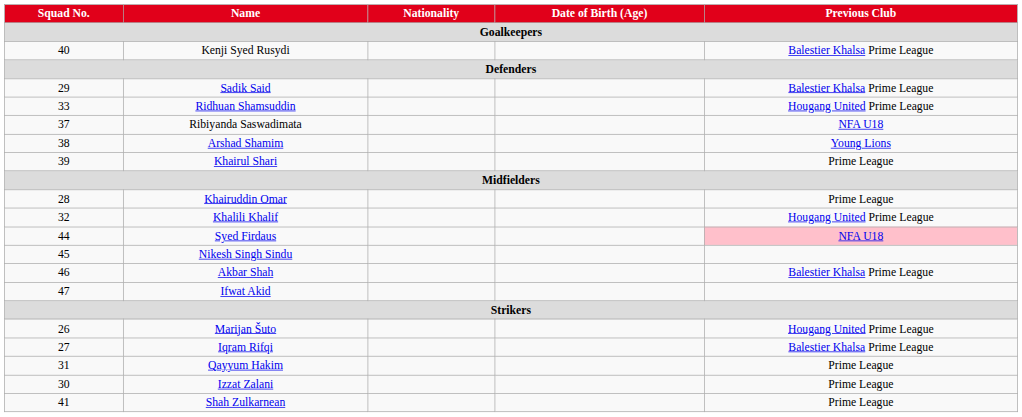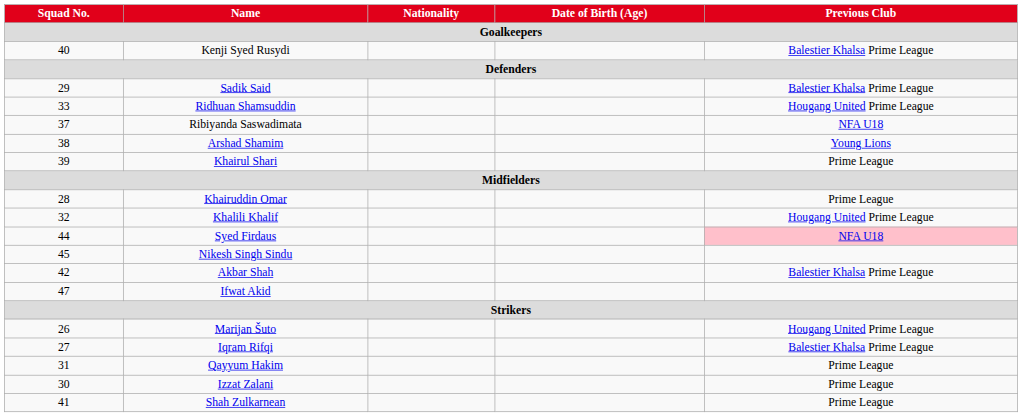(64, 273) 46 -> (64, 273) 42
